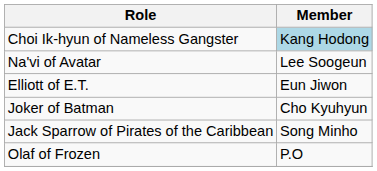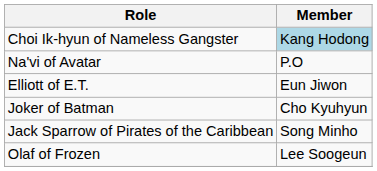(323, 62) Lee Soogeun -> (292, 62) P.O
(292, 154) P.O -> (323, 154) Lee Soogeun
